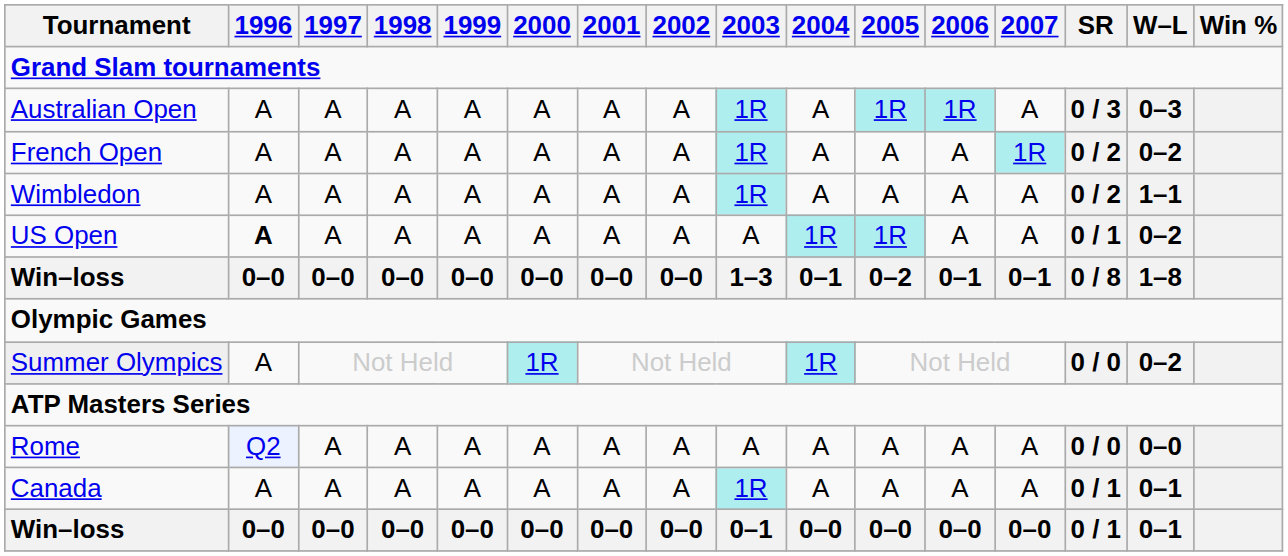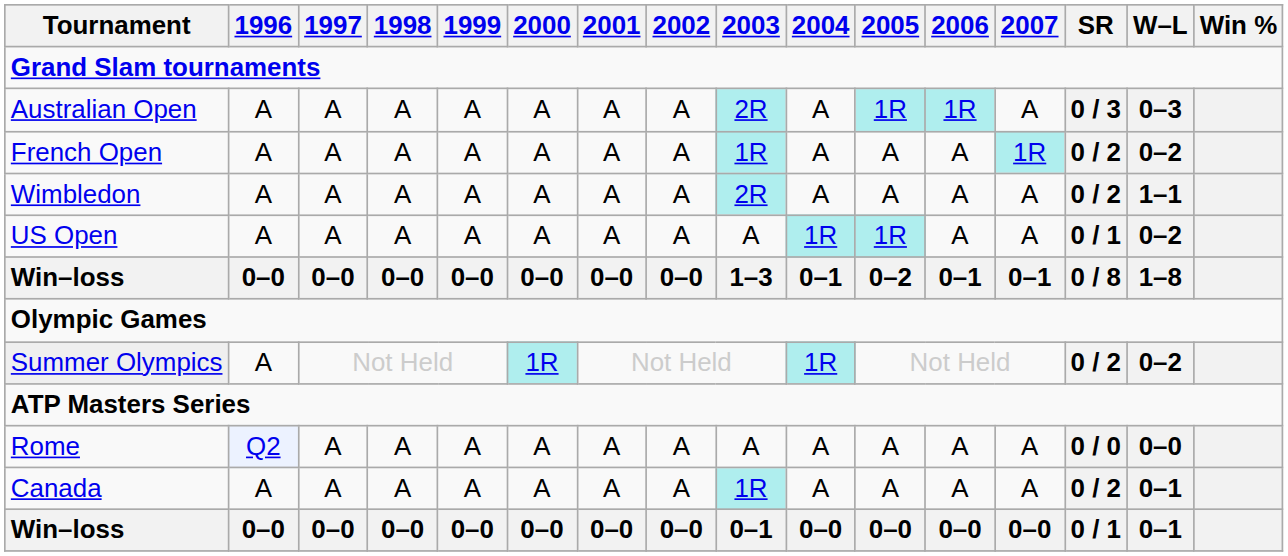(751, 109) 1R -> (751, 109) 2R
(751, 193) 1R -> (751, 193) 2R
(263, 235) bold -> (263, 235) normal
(1096, 361) 0 / 0 -> (1096, 361) 0 / 2
(1096, 487) 0 / 1 -> (1096, 487) 0 / 2
